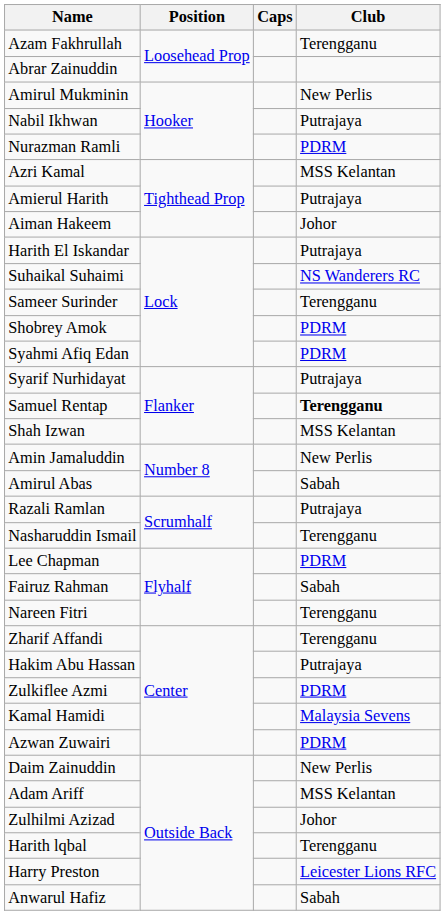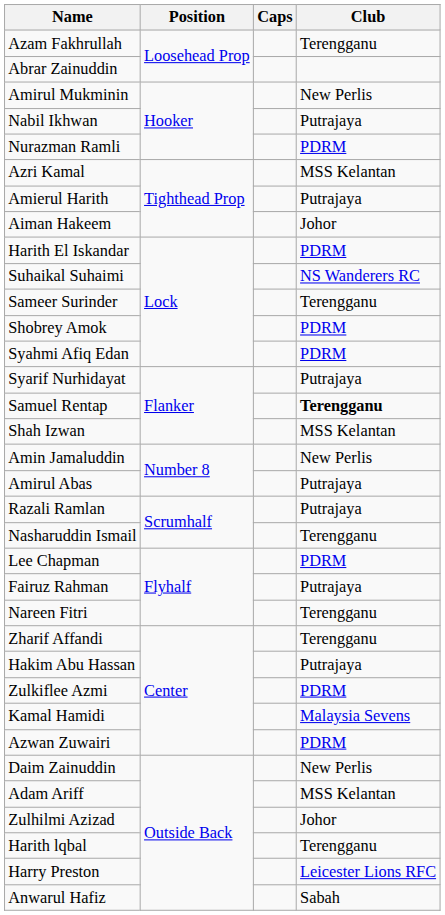(331, 250) Putrajaya -> (323, 250) PDRM
(320, 483) Sabah -> (331, 483) Putrajaya
(320, 586) Sabah -> (331, 586) Putrajaya
